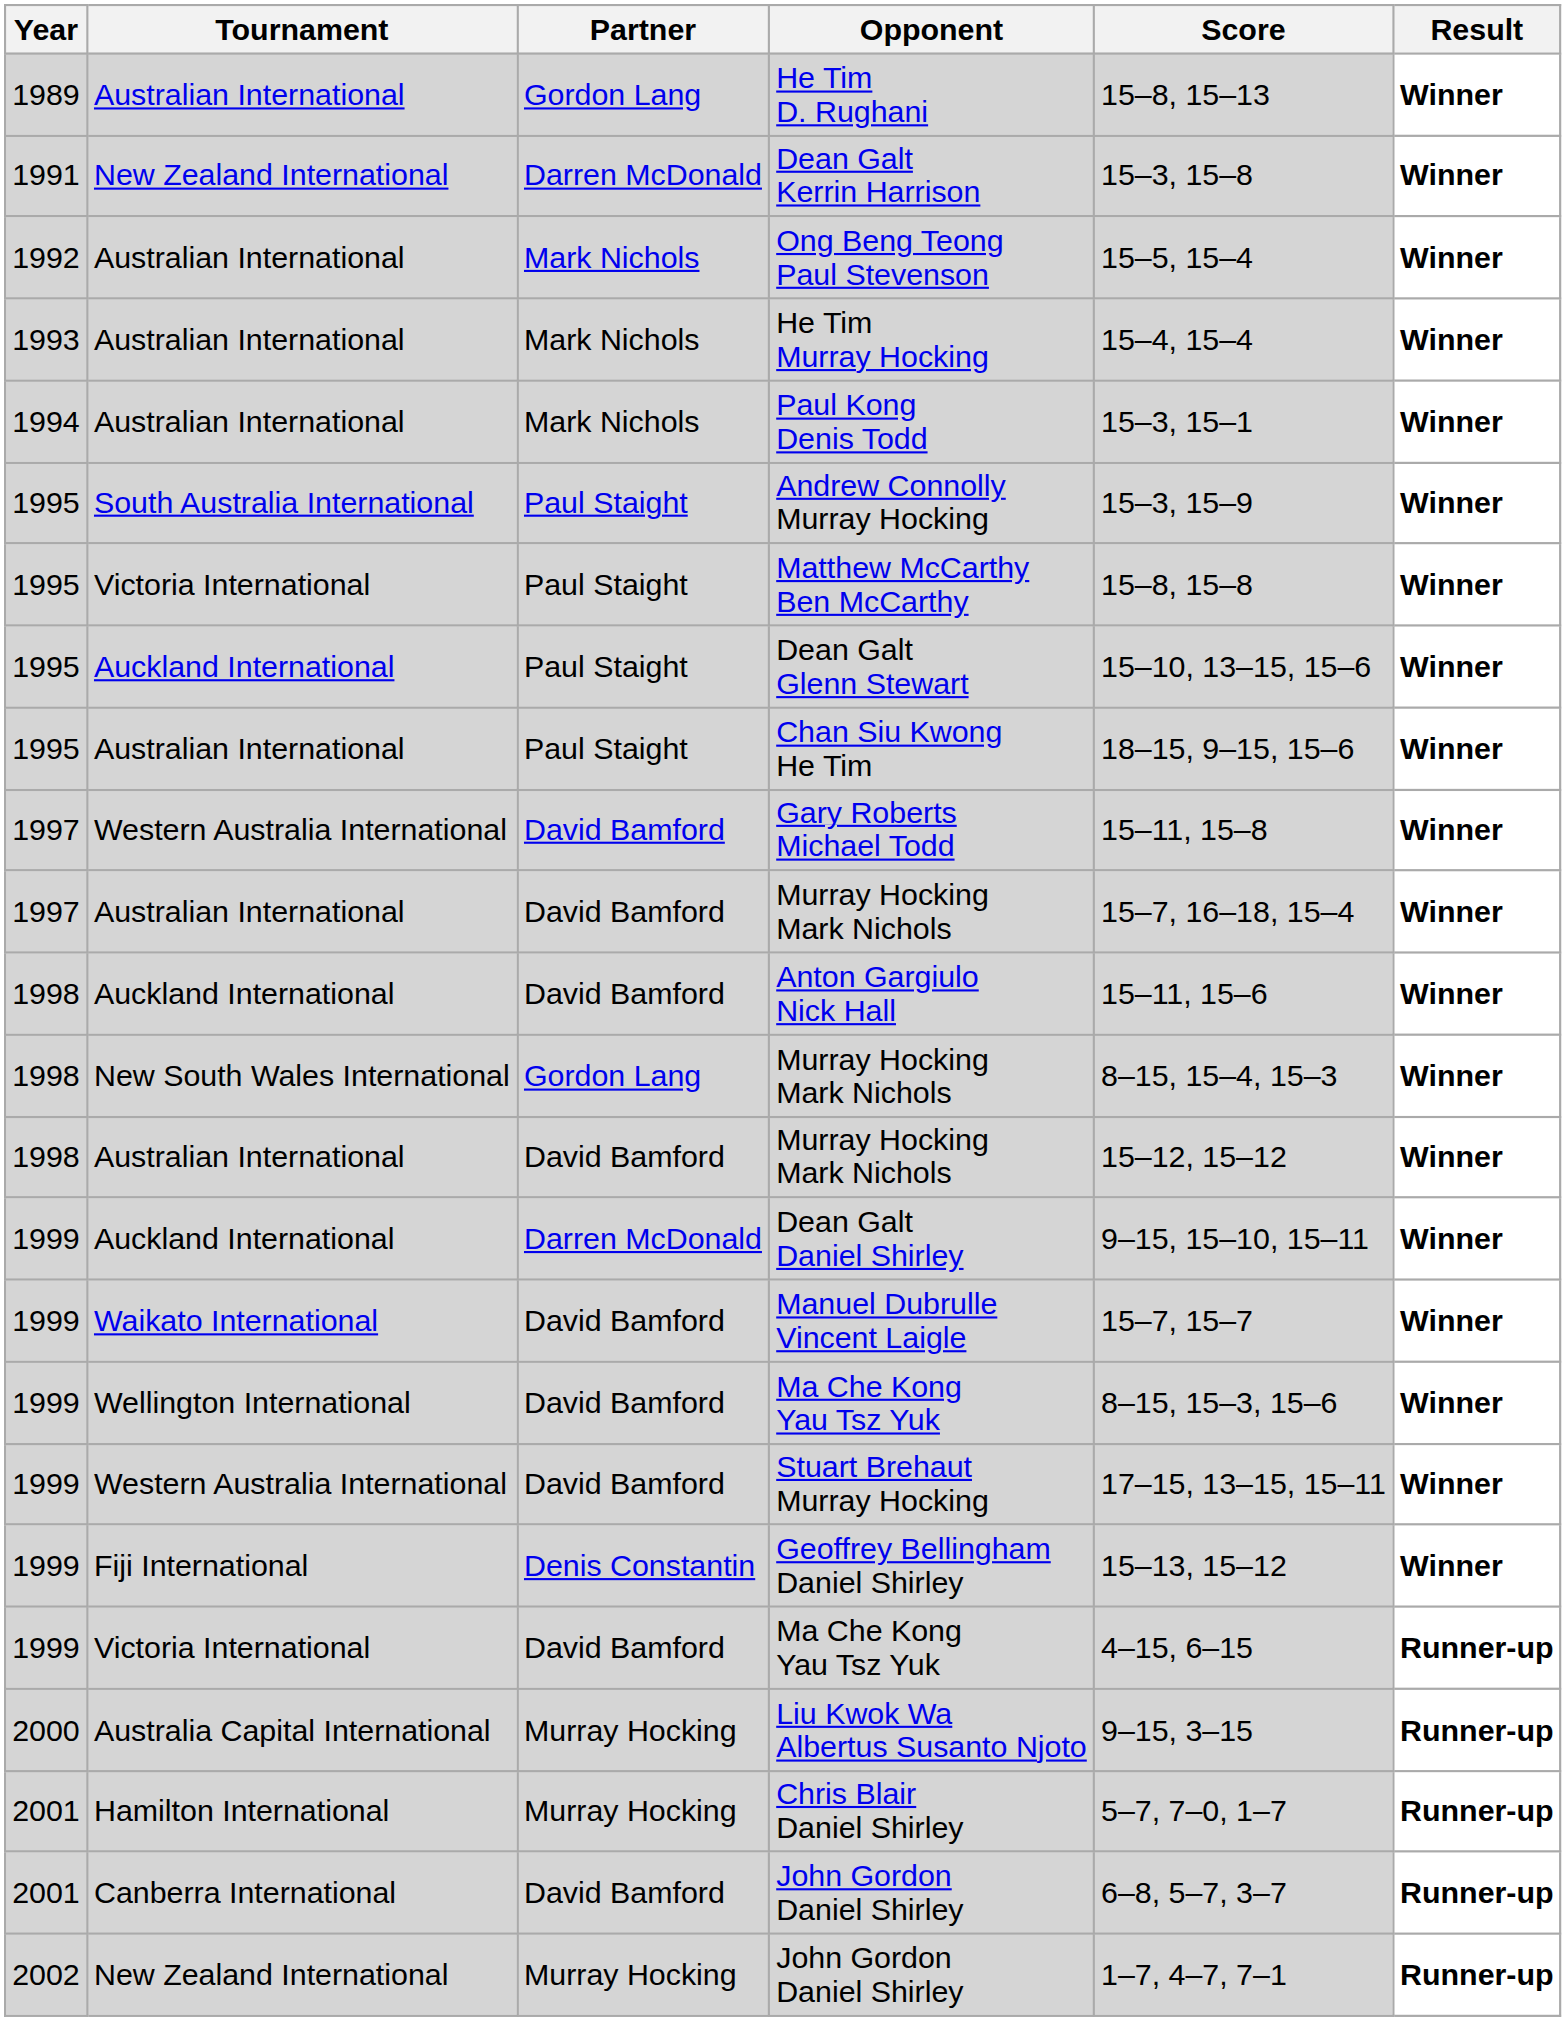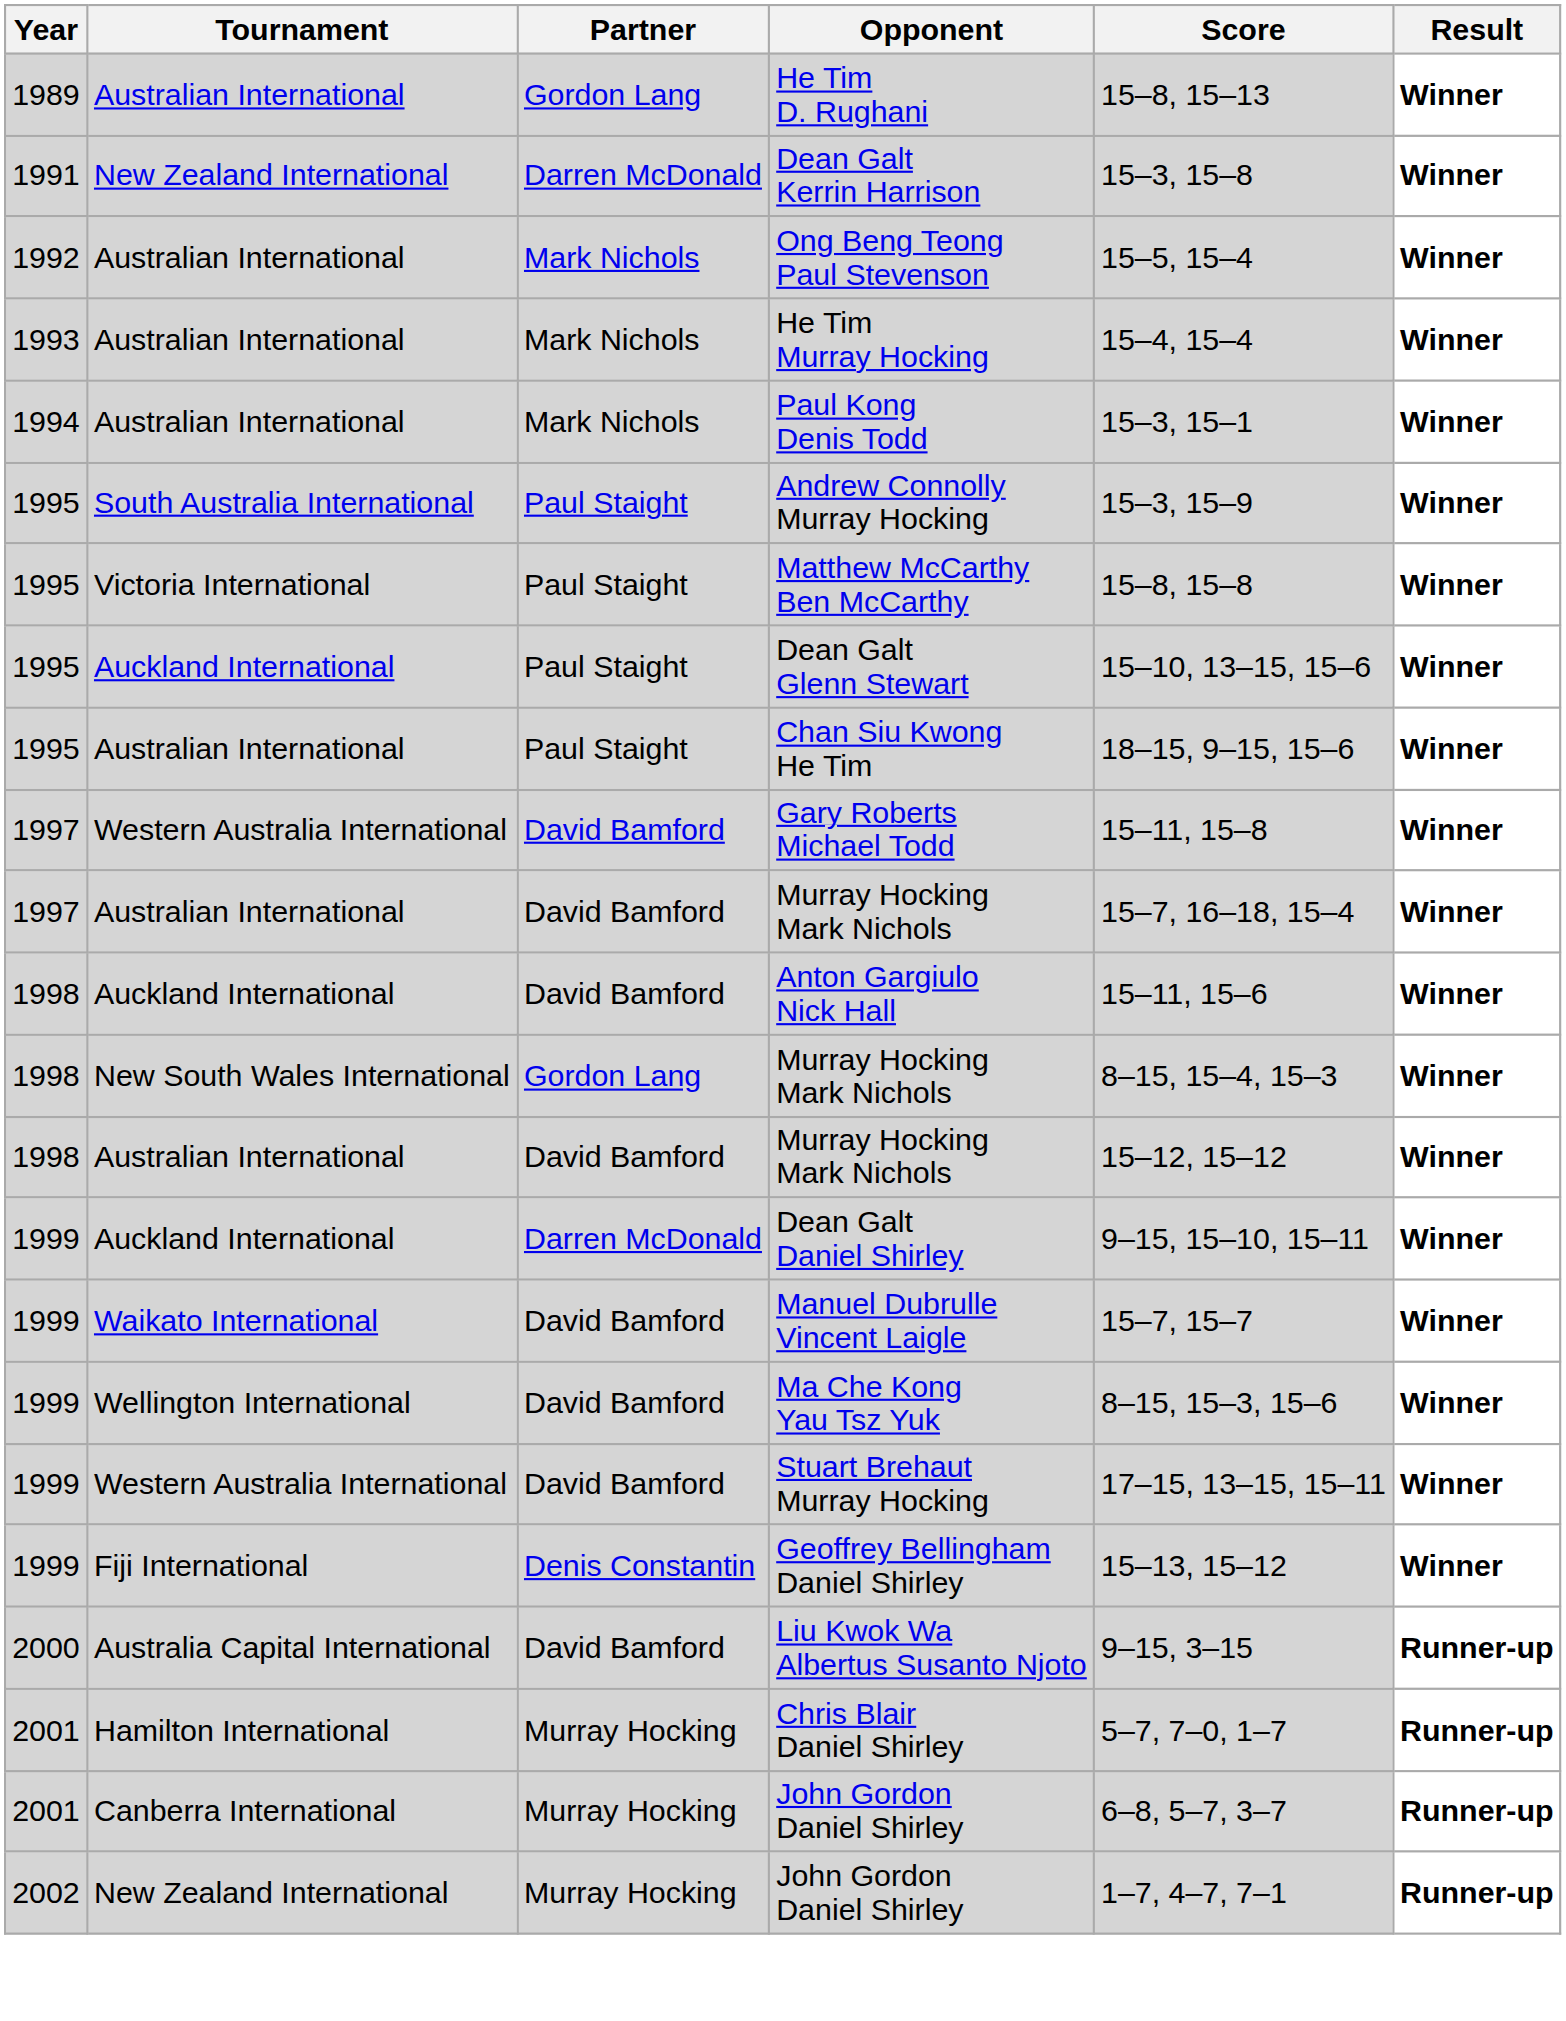- row: (232, 1648)
(630, 1730) Murray Hocking -> (624, 1648) David Bamford
(624, 1893) David Bamford -> (630, 1811) Murray Hocking
